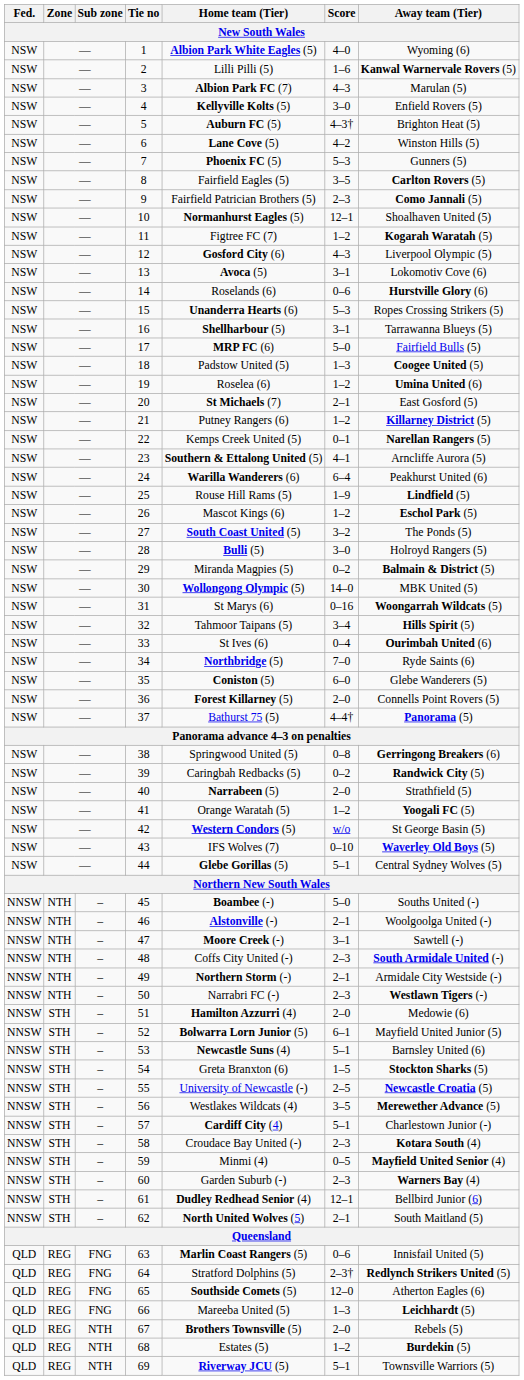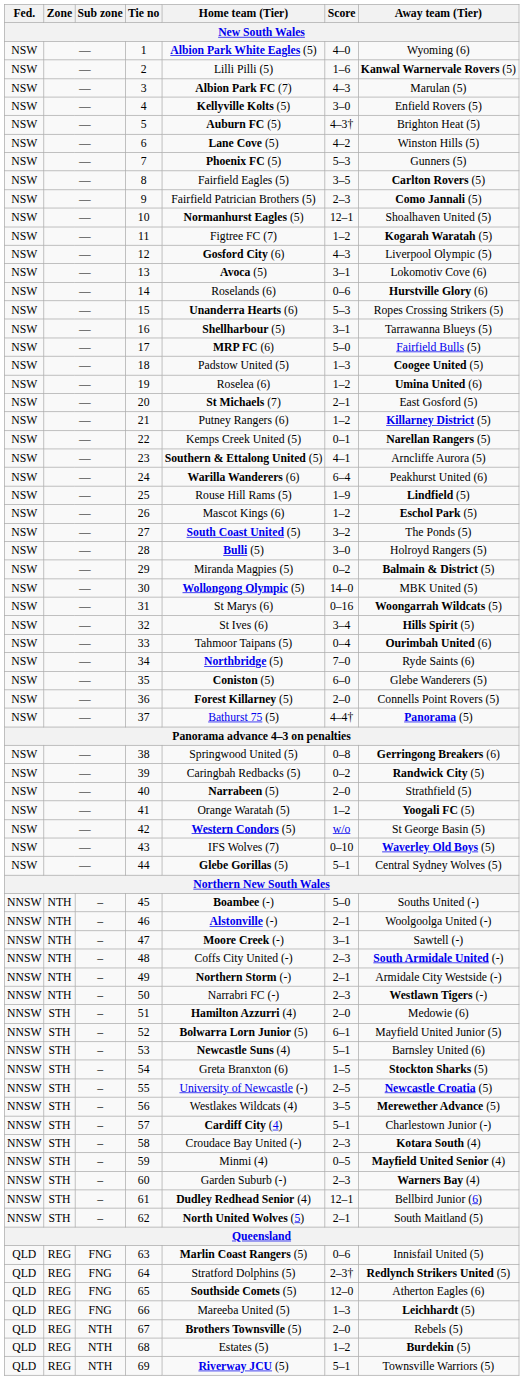(244, 625) Tahmoor Taipans (5) -> (244, 625) St Ives (6)
(244, 643) St Ives (6) -> (244, 643) Tahmoor Taipans (5)
